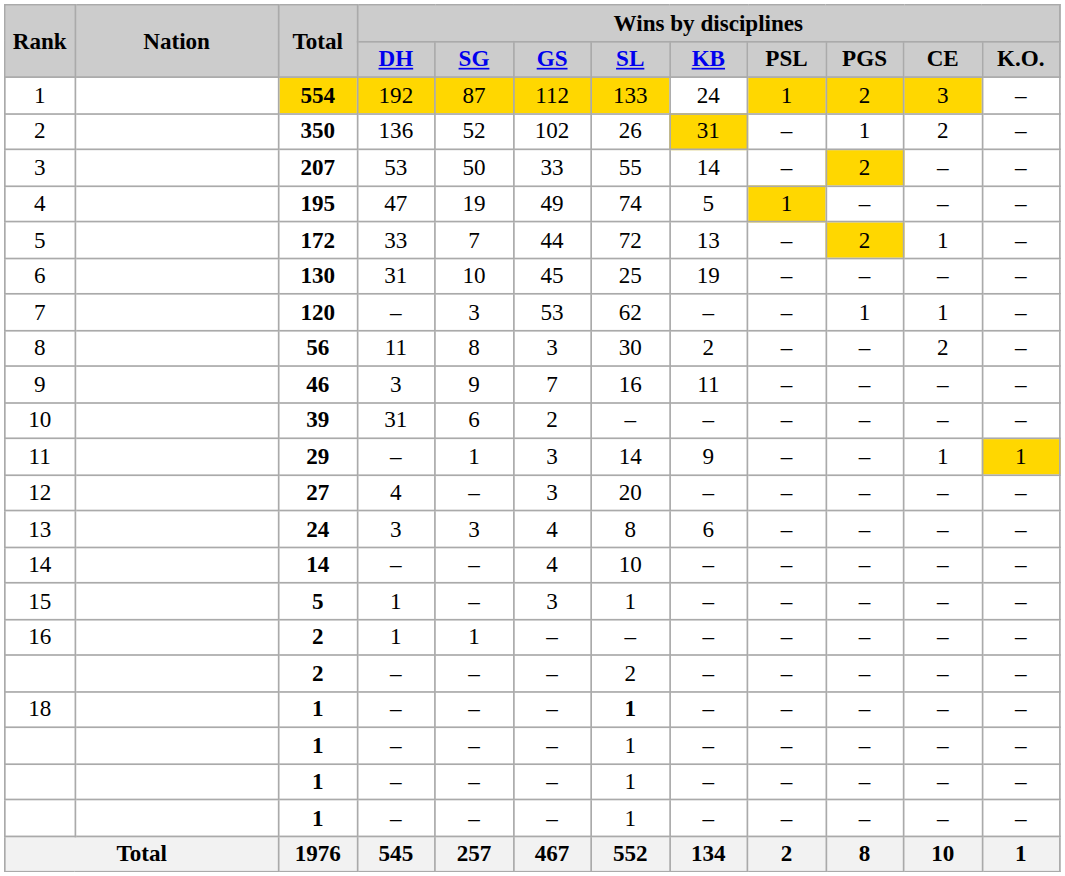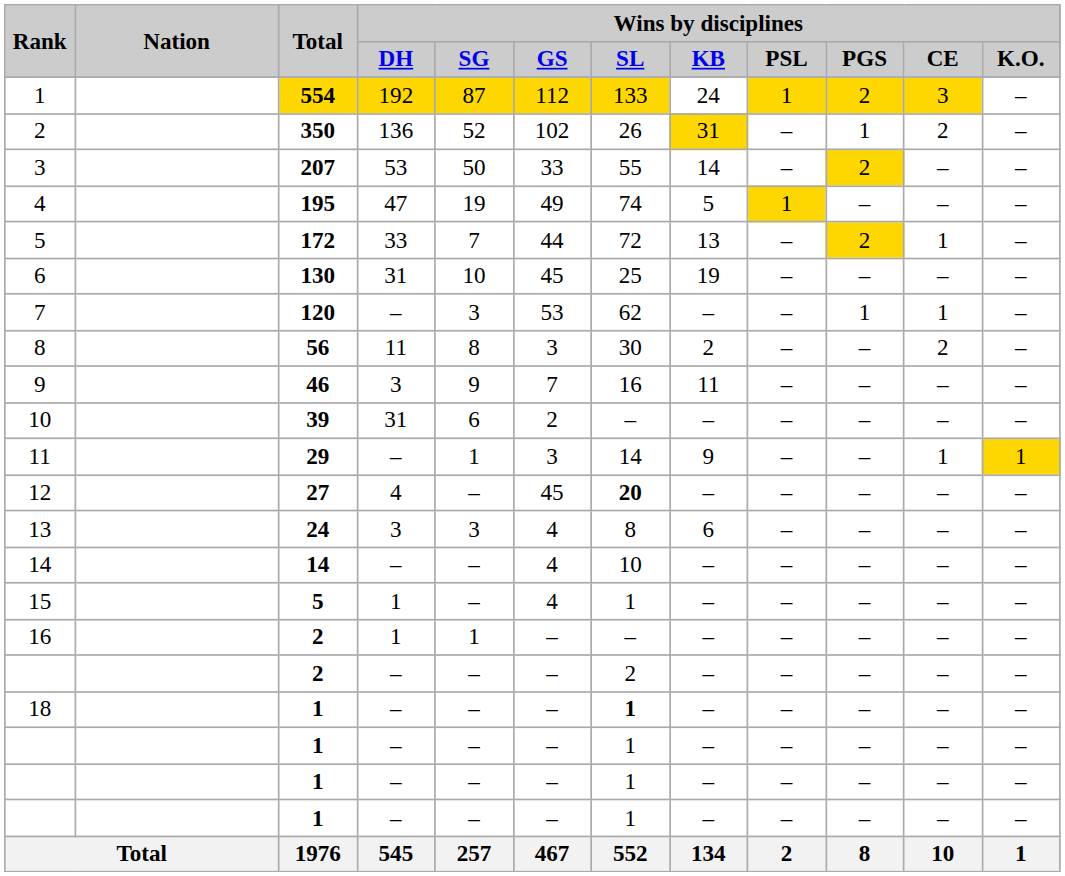(552, 492) 3 -> (552, 492) 45
(630, 492) normal -> (630, 492) bold
(552, 601) 3 -> (552, 601) 4
